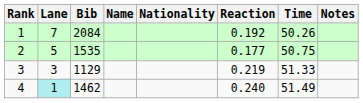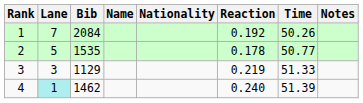(248, 51) 0.177 -> (248, 51) 0.178
(298, 51) 50.75 -> (298, 51) 50.77
(298, 88) 51.49 -> (298, 88) 51.39
